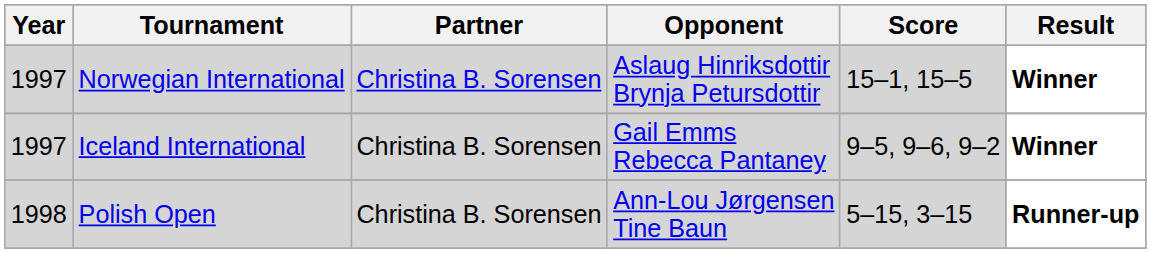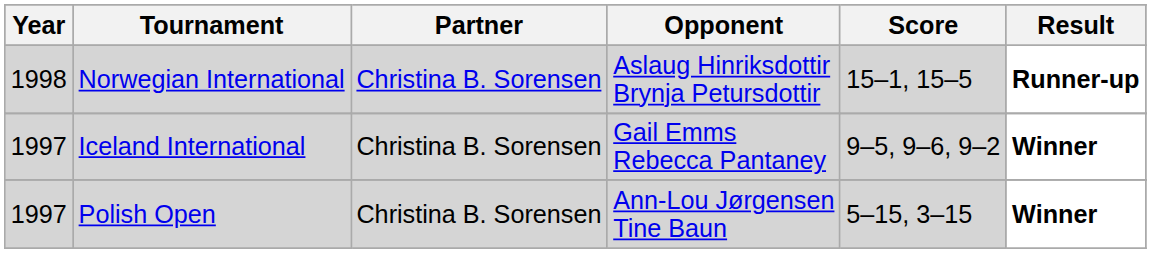(39, 79) 1997 -> (39, 79) 1998
(1055, 79) Winner -> (1076, 79) Runner-up
(39, 215) 1998 -> (39, 215) 1997
(1076, 215) Runner-up -> (1055, 215) Winner
